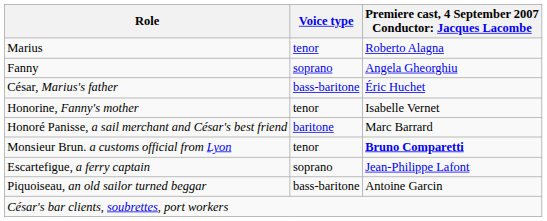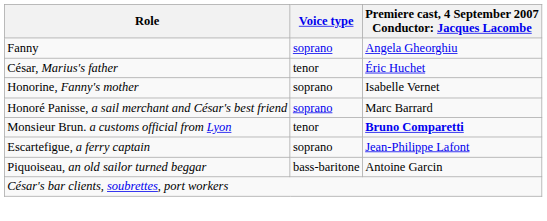- row: (25, 48)
(326, 87) bass-baritone -> (306, 68) tenor
(306, 107) tenor -> (313, 87) soprano
(313, 127) baritone -> (313, 107) soprano
